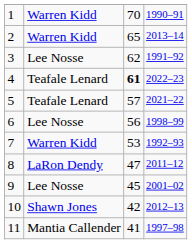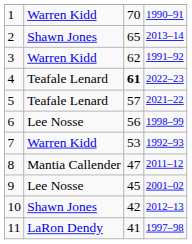(62, 36) Warren Kidd -> (62, 36) Shawn Jones
(55, 57) Lee Nosse -> (62, 57) Warren Kidd
(65, 164) LaRon Dendy -> (74, 164) Mantia Callender
(74, 228) Mantia Callender -> (65, 228) LaRon Dendy
